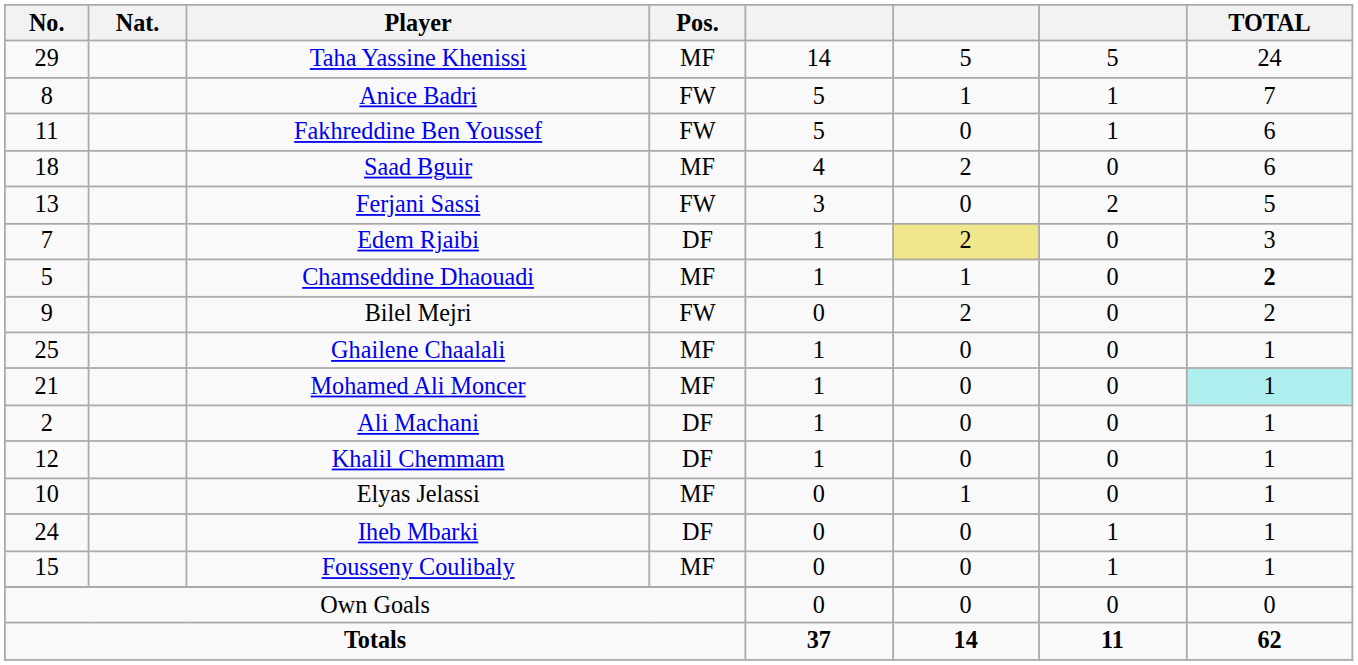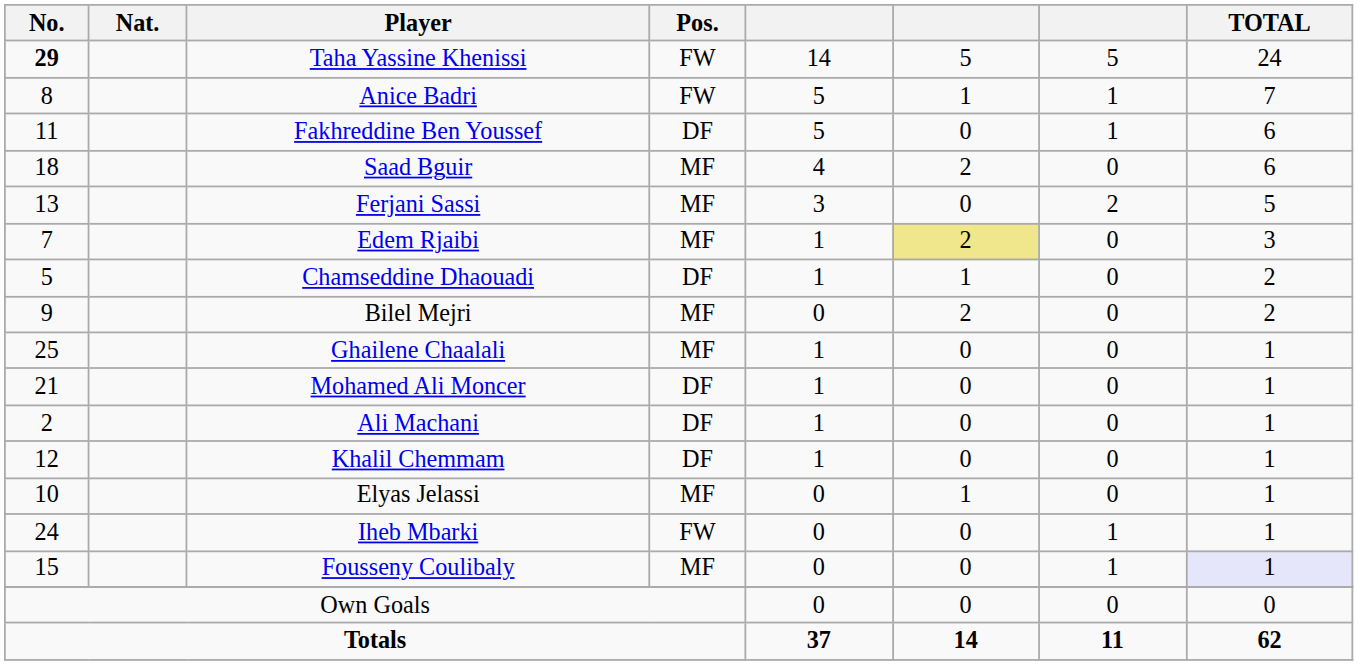(47, 58) normal -> (47, 58) bold
(698, 58) MF -> (698, 58) FW
(698, 131) FW -> (698, 131) DF
(698, 204) FW -> (698, 204) MF
(698, 240) DF -> (698, 240) MF
(698, 276) MF -> (698, 276) DF
(1270, 276) bold -> (1270, 276) normal
(698, 313) FW -> (698, 313) MF
(698, 386) MF -> (698, 386) DF
(1270, 386) paleturquoise background -> (1270, 386) no background
(698, 531) DF -> (698, 531) FW
(1270, 567) no background -> (1270, 567) lavender background
